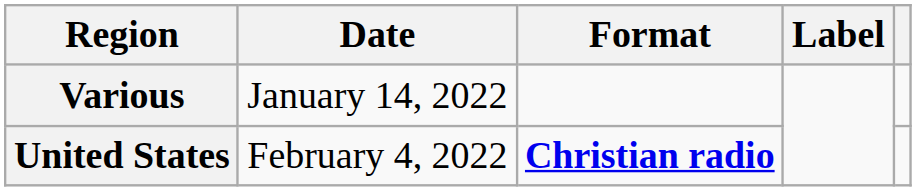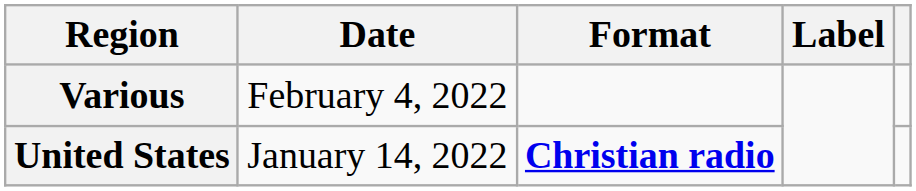(377, 94) January 14, 2022 -> (377, 94) February 4, 2022
(377, 154) February 4, 2022 -> (377, 154) January 14, 2022
